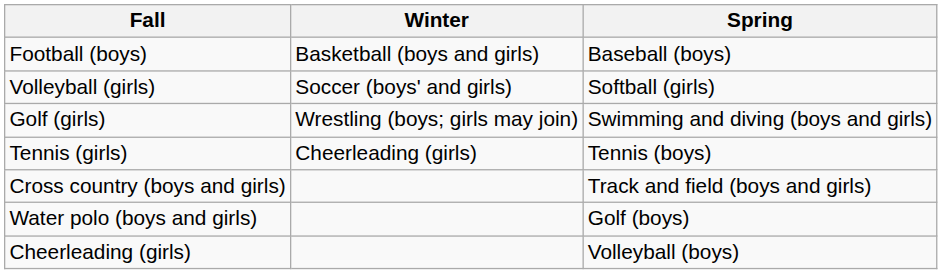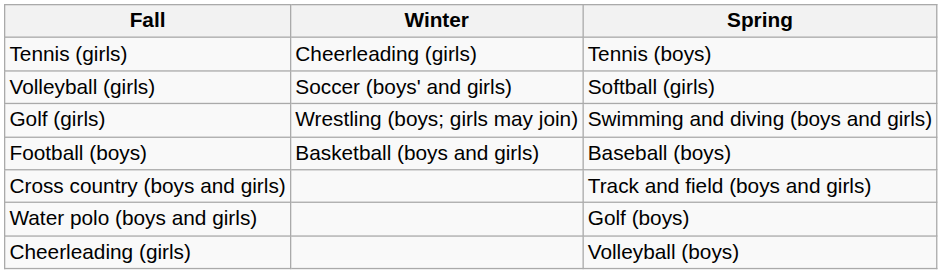rows swapped: (78, 53) <-> (68, 152)
